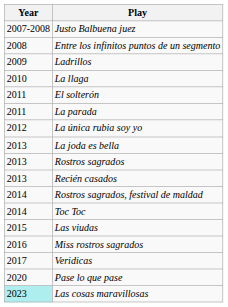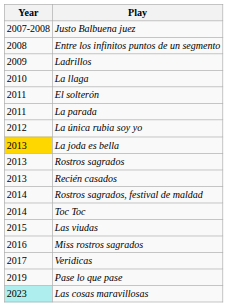(17, 145) no background -> (17, 145) gold background
(17, 277) 2020 -> (17, 277) 2019
